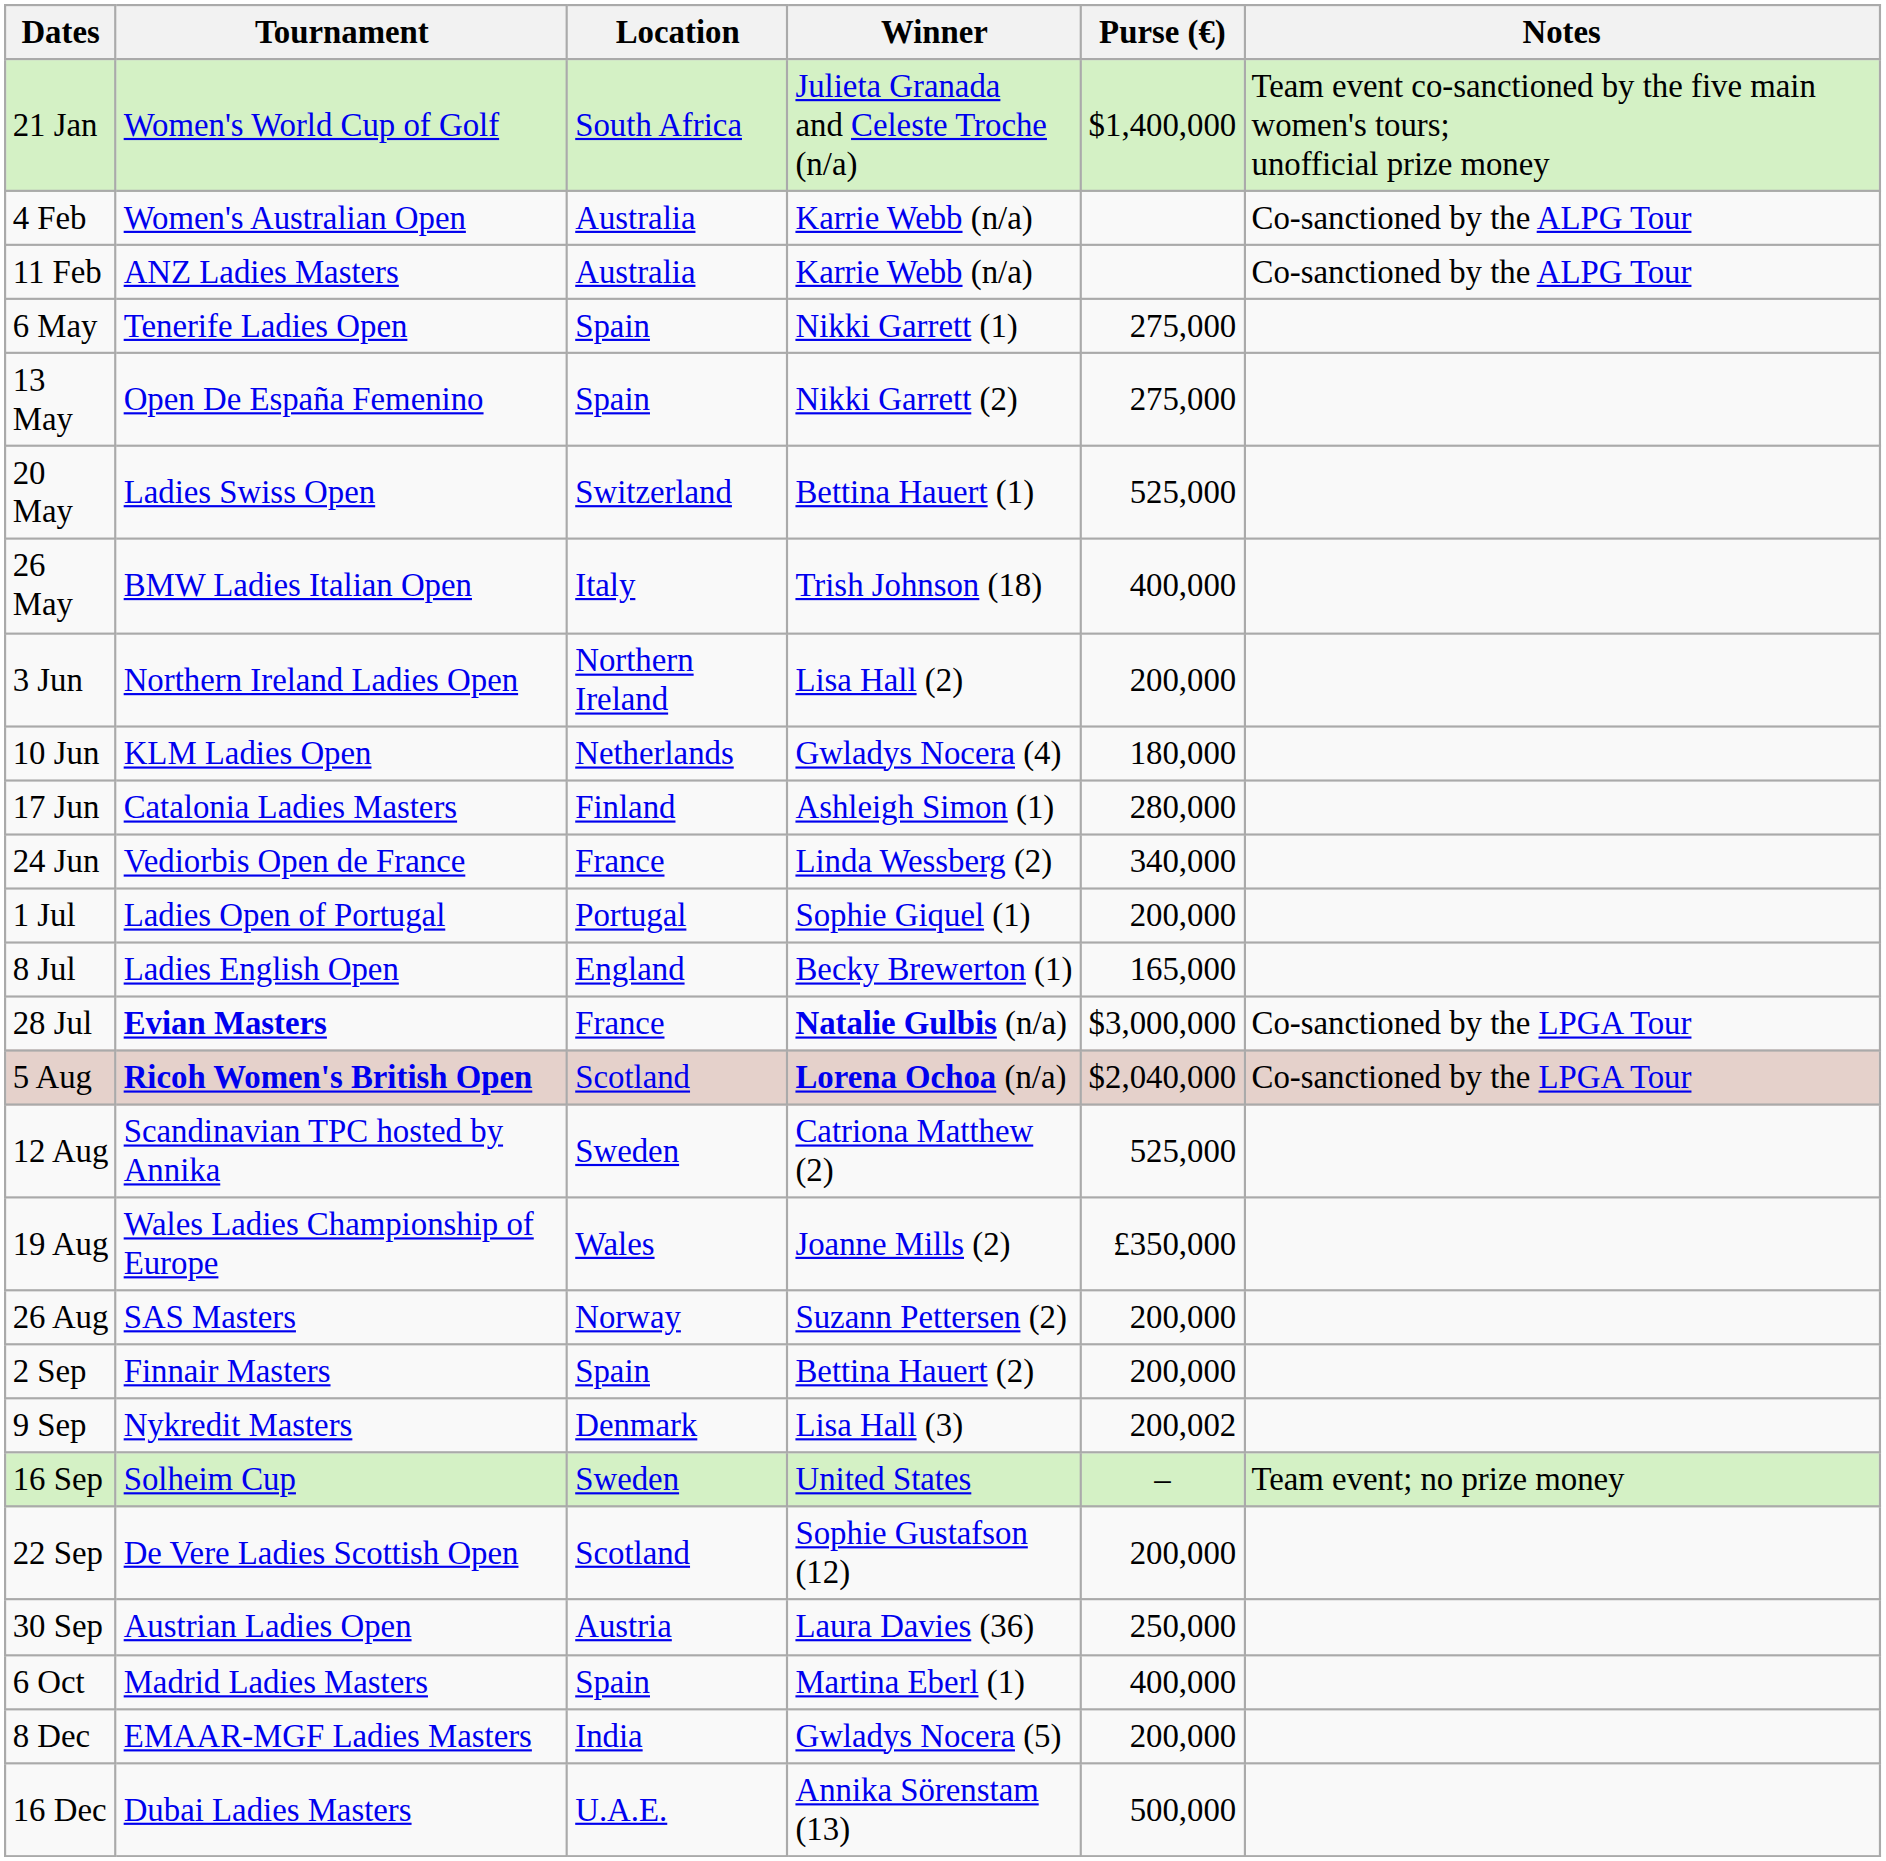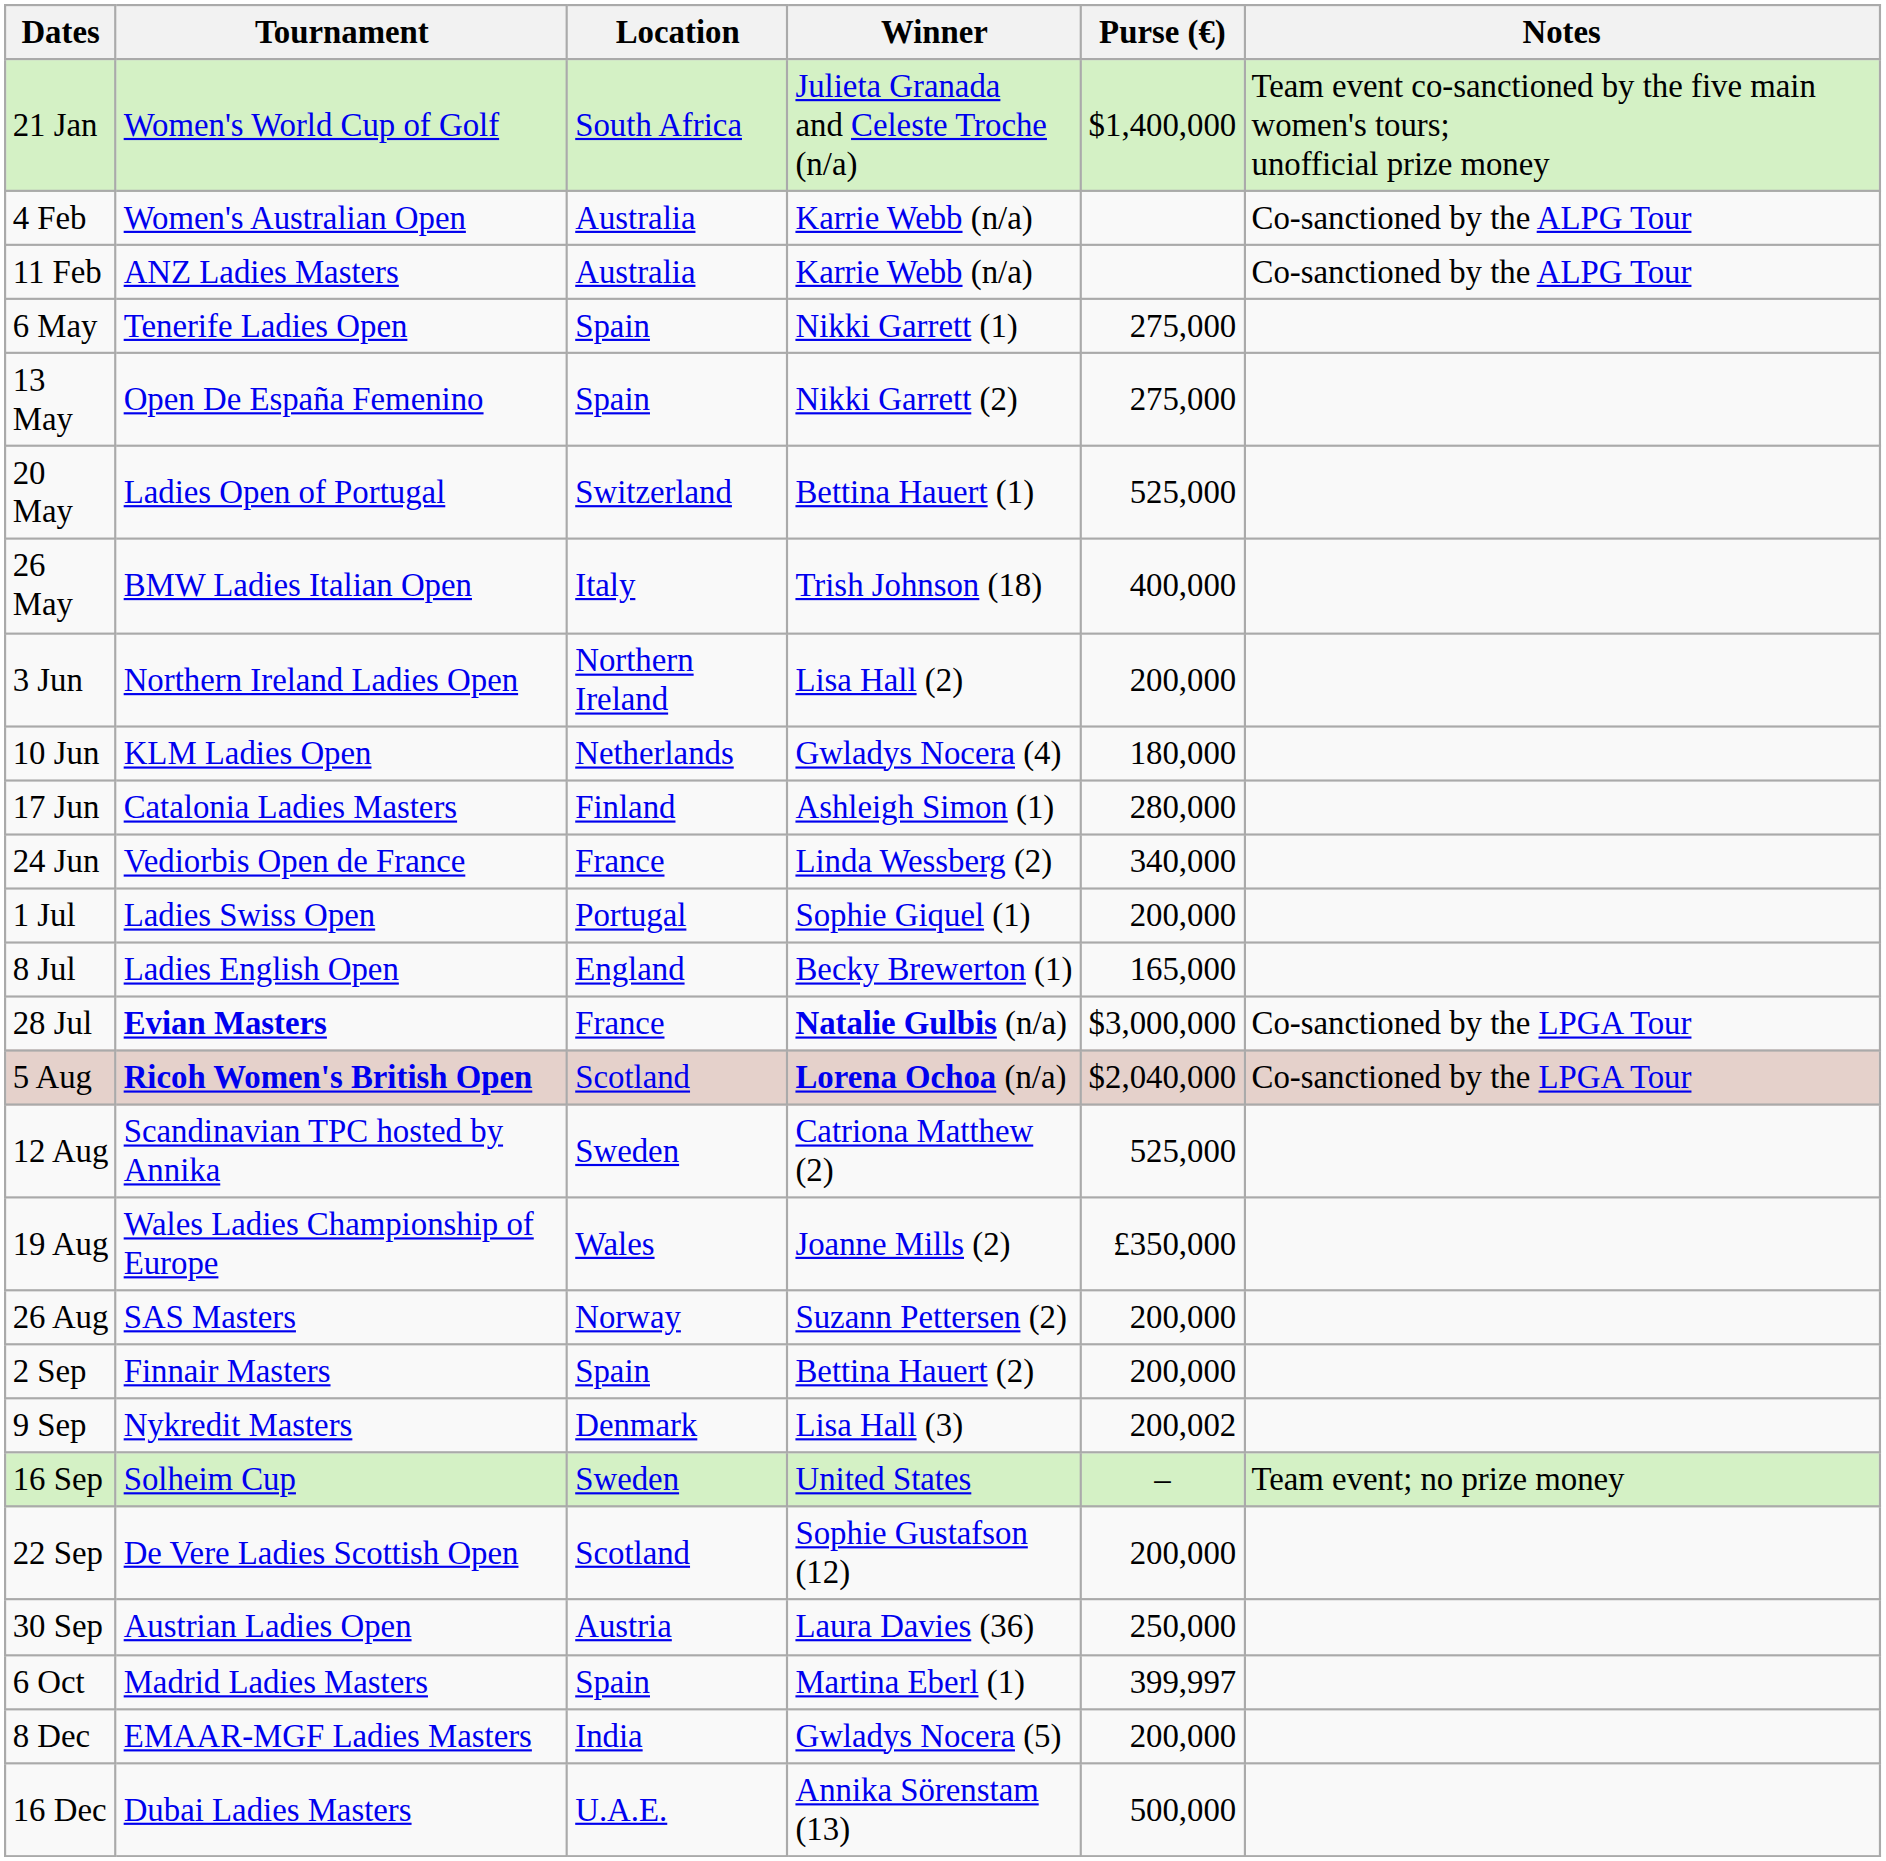(249, 492) Ladies Swiss Open -> (284, 492) Ladies Open of Portugal
(284, 914) Ladies Open of Portugal -> (249, 914) Ladies Swiss Open
(1183, 1680) 400,000 -> (1183, 1680) 399,997
